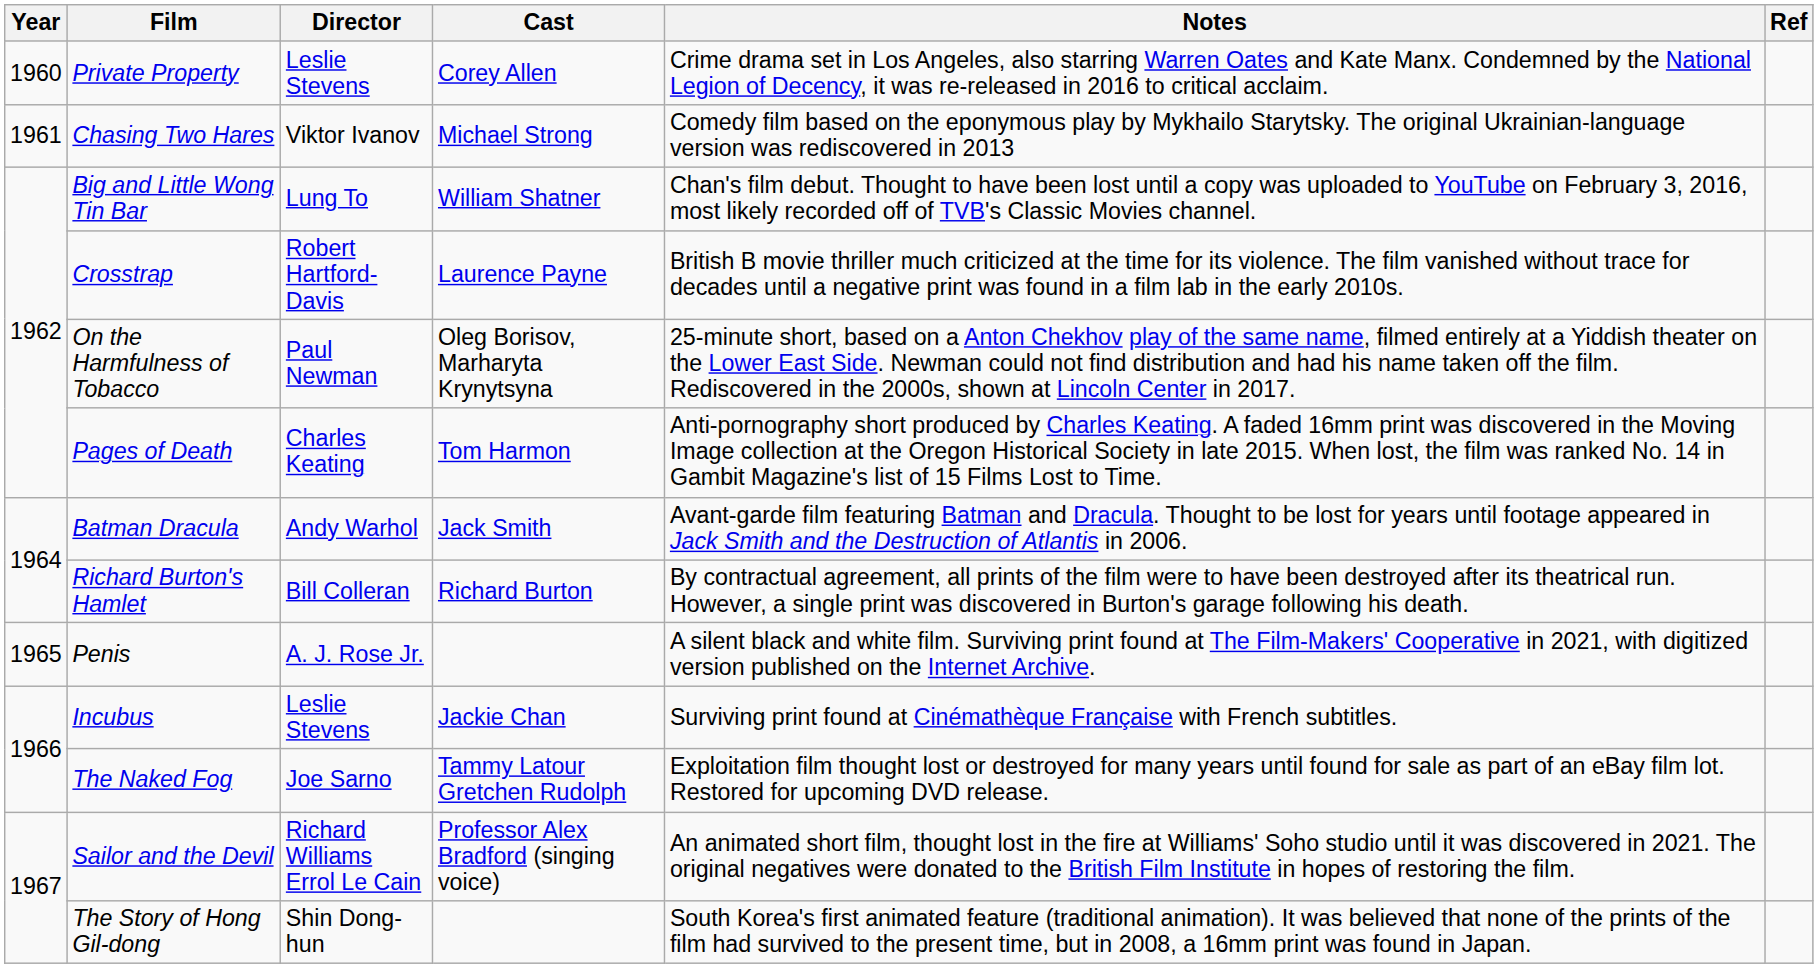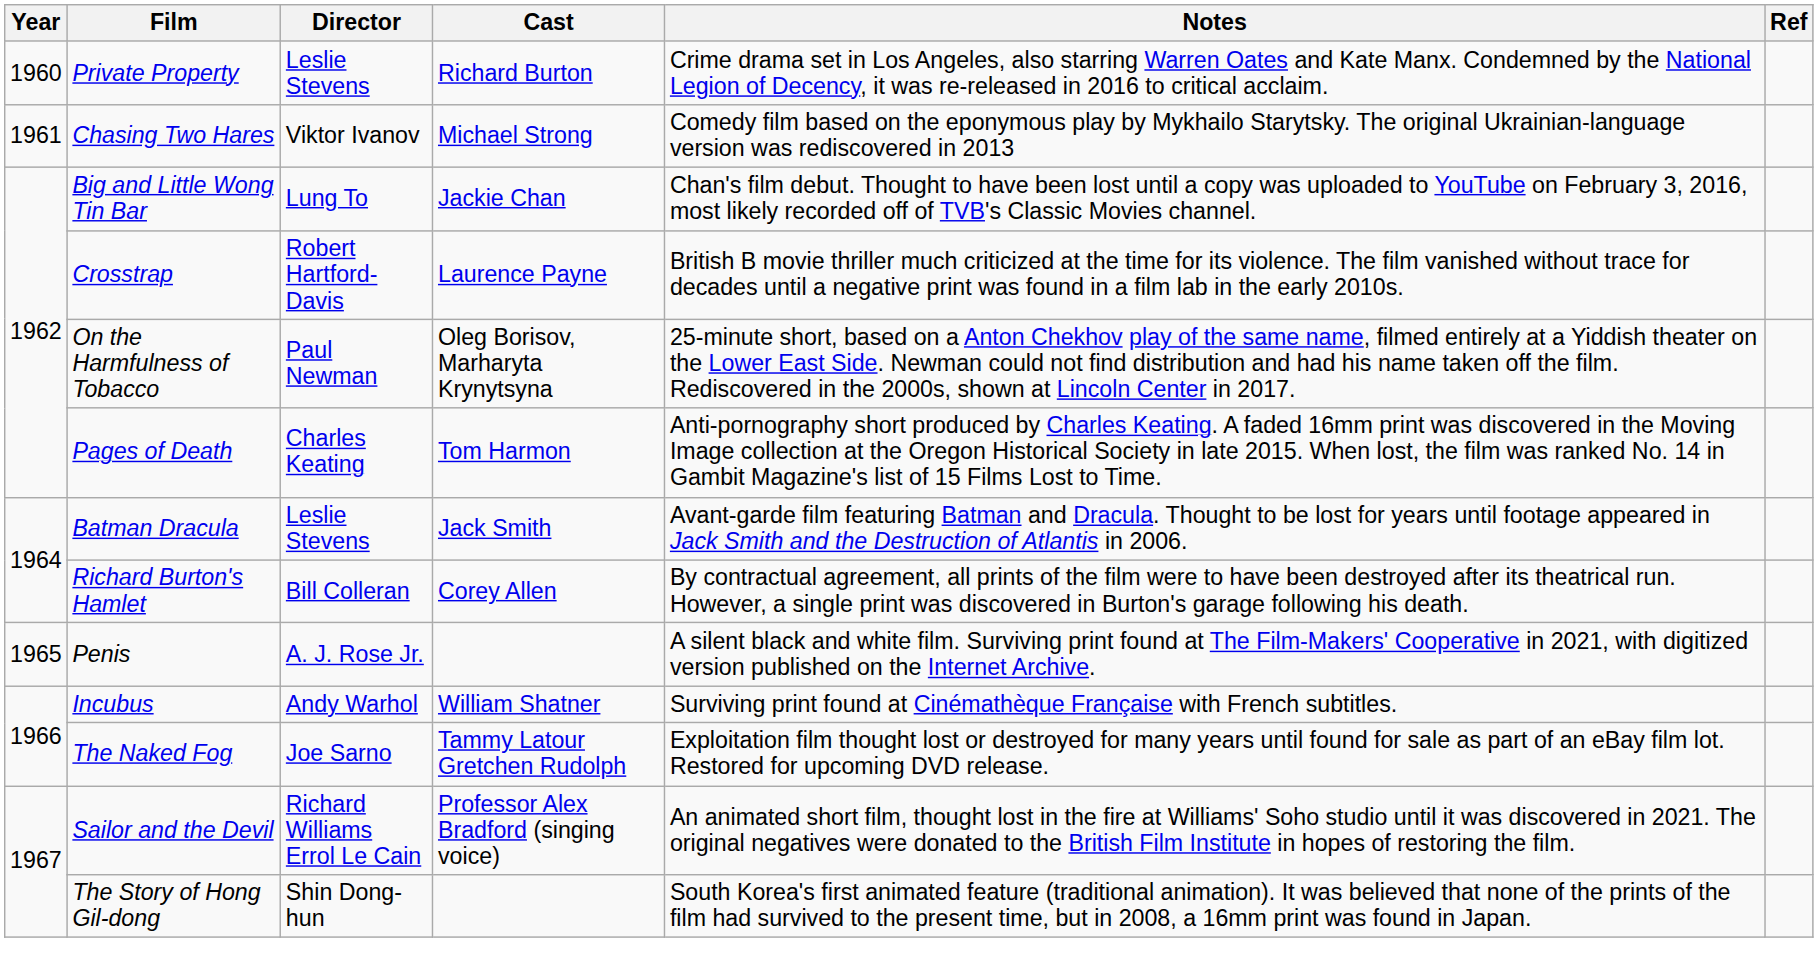(497, 72) Corey Allen -> (515, 72) Richard Burton
(519, 198) William Shatner -> (502, 198) Jackie Chan
(352, 528) Andy Warhol -> (328, 528) Leslie Stevens
(515, 591) Richard Burton -> (497, 591) Corey Allen
(328, 717) Leslie Stevens -> (352, 704) Andy Warhol
(502, 717) Jackie Chan -> (519, 704) William Shatner
